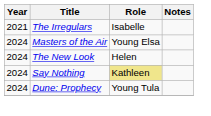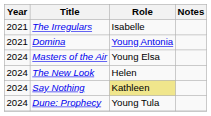+ row: (49, 42)
